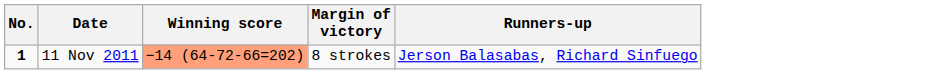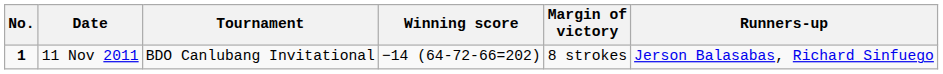+ column: (260, 25)
(225, 57) lightsalmon background -> (461, 57) no background
